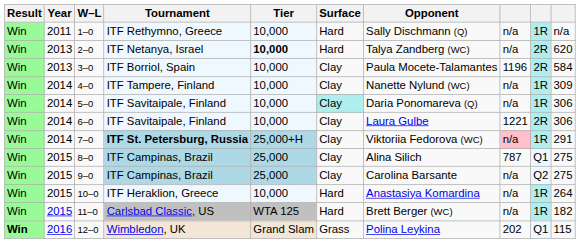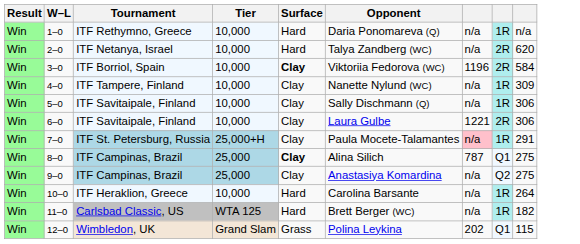- column: (60, 13)
(417, 31) Sally Dischmann (Q) -> (384, 31) Daria Ponomareva (Q)
(271, 49) bold -> (233, 49) normal
(331, 67) normal -> (293, 67) bold
(432, 67) Paula Mocete-Talamantes -> (386, 67) Viktoriia Fedorova (WC)
(331, 103) paleturquoise background -> (292, 103) no background
(422, 103) Daria Ponomareva (Q) -> (379, 103) Sally Dischmann (Q)
(177, 139) bold -> (143, 139) normal
(424, 139) Viktoriia Fedorova (WC) -> (394, 139) Paula Mocete-Talamantes
(331, 157) normal -> (293, 157) bold
(412, 175) Carolina Barsante -> (385, 175) Anastasiya Komardina
(423, 193) Anastasiya Komardina -> (373, 193) Carolina Barsante
(17, 229) bold -> (17, 229) normal
